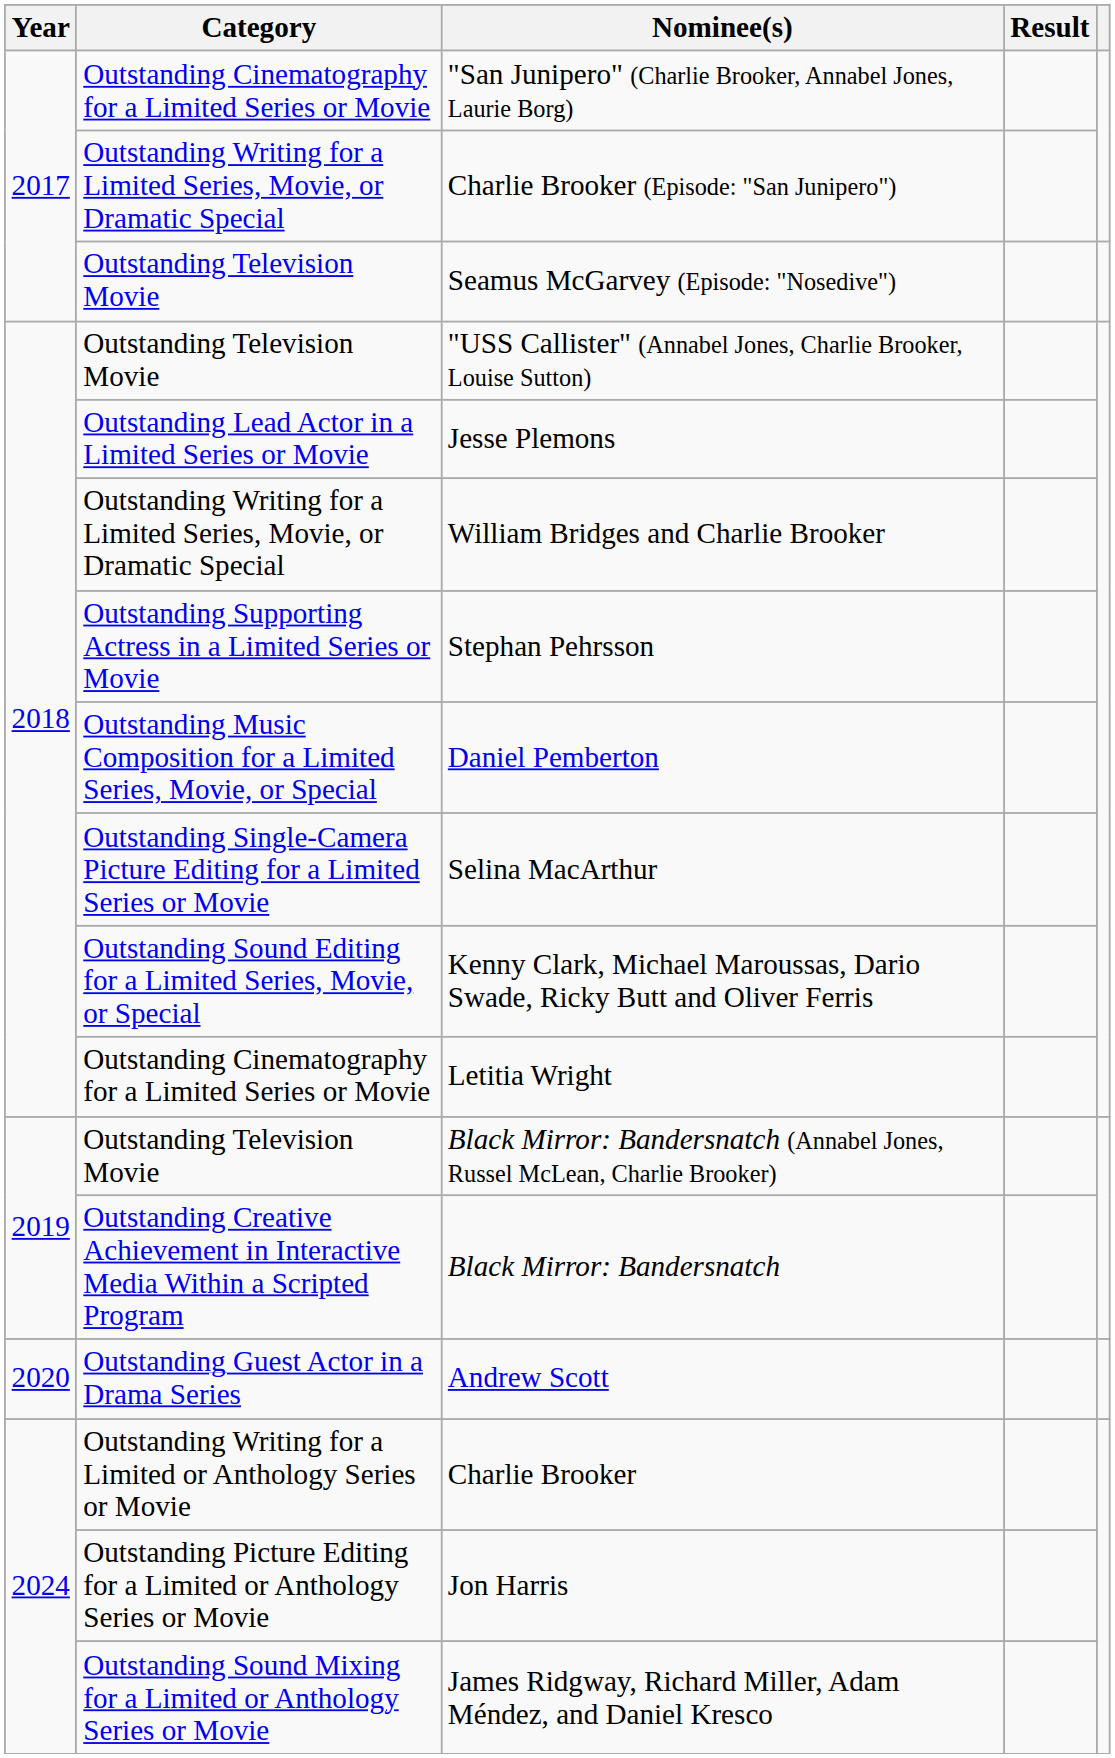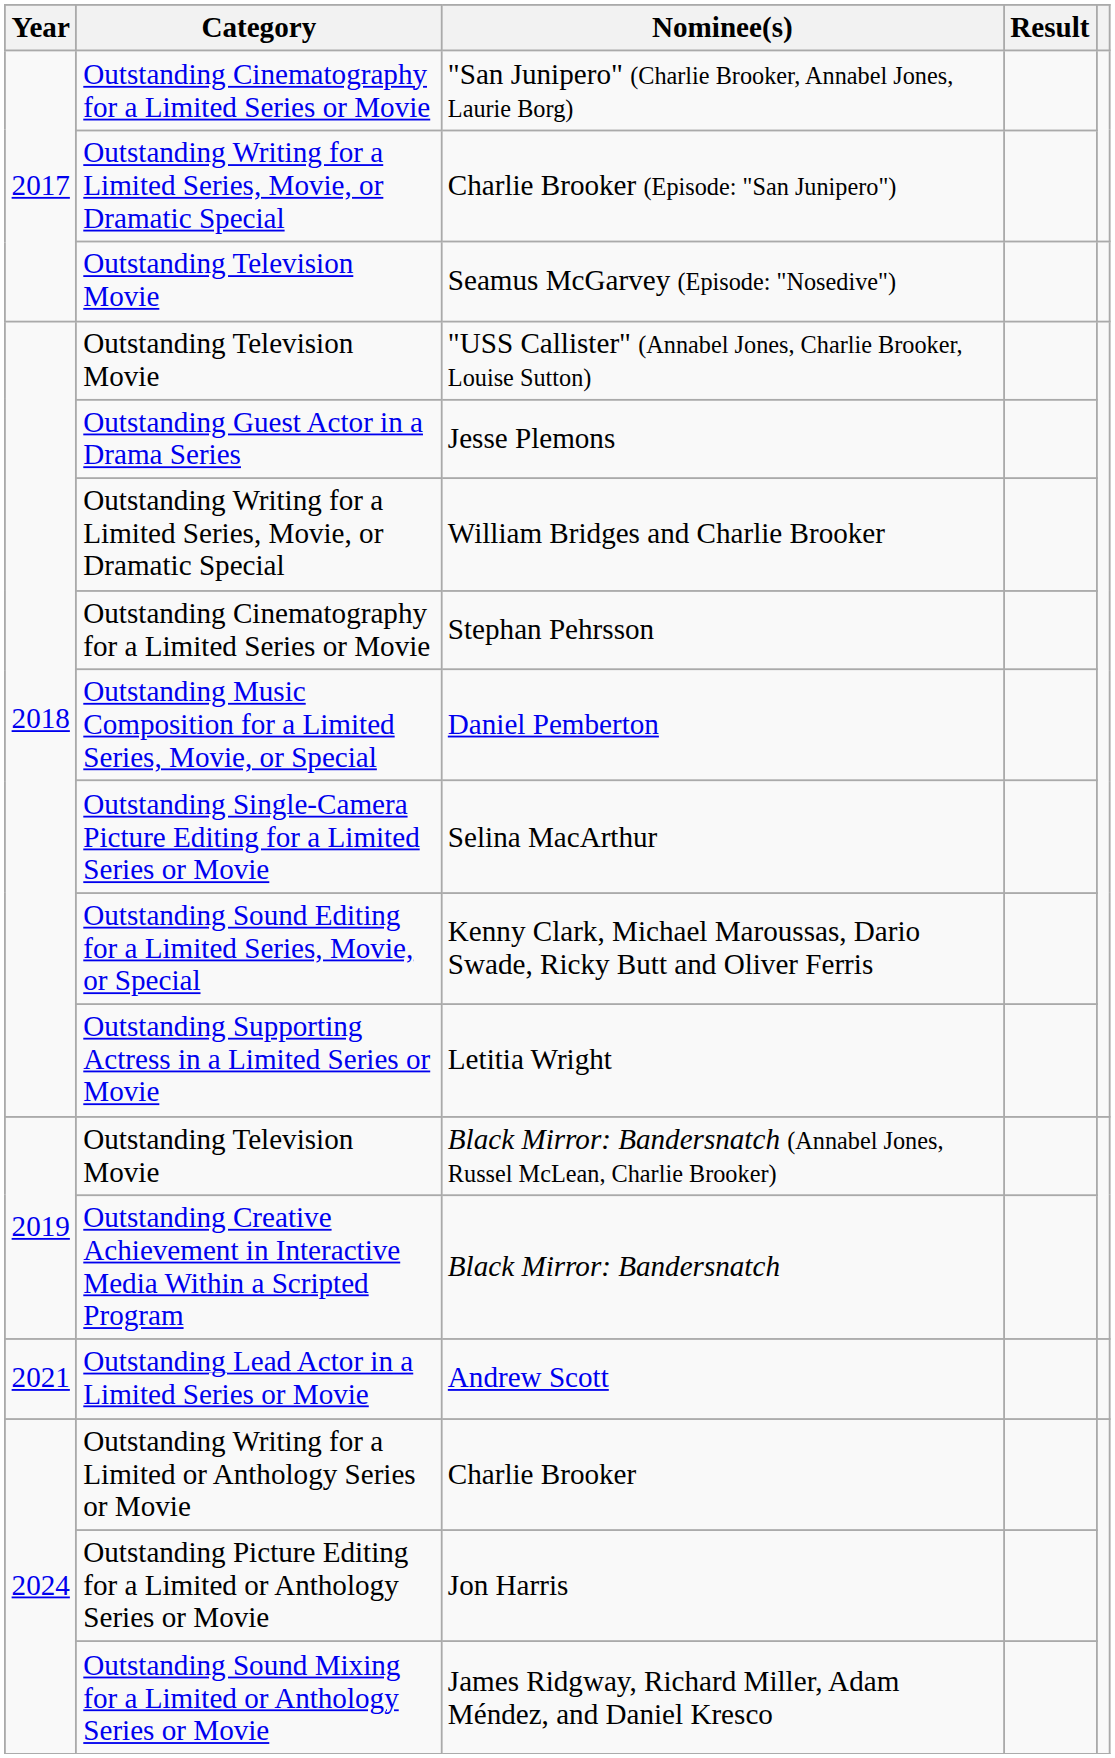(248, 438) Outstanding Lead Actor in a Limited Series or Movie -> (253, 438) Outstanding Guest Actor in a Drama Series
(257, 645) Outstanding Supporting Actress in a Limited Series or Movie -> (257, 629) Outstanding Cinematography for a Limited Series or Movie
(257, 1076) Outstanding Cinematography for a Limited Series or Movie -> (257, 1059) Outstanding Supporting Actress in a Limited Series or Movie
(41, 1378) 2020 -> (41, 1378) 2021
(253, 1378) Outstanding Guest Actor in a Drama Series -> (248, 1378) Outstanding Lead Actor in a Limited Series or Movie
